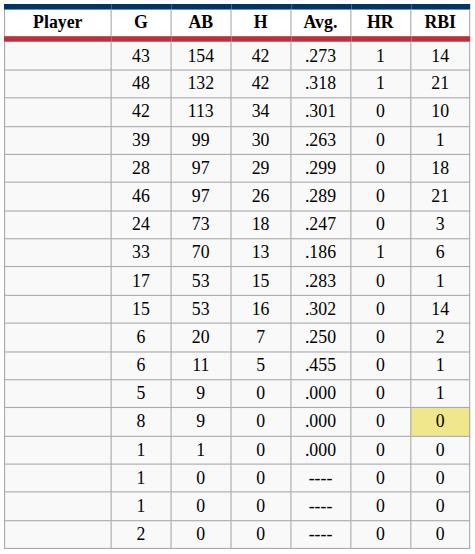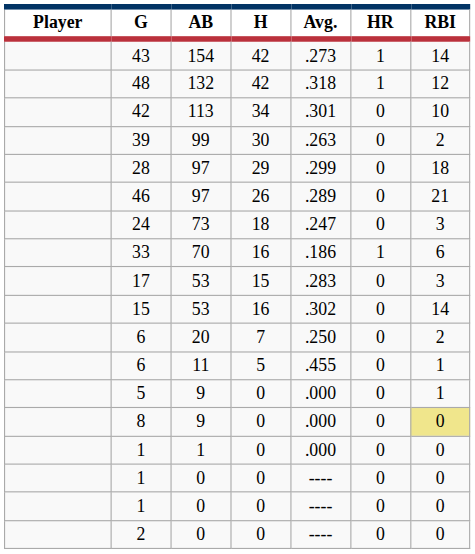(440, 83) 21 -> (440, 83) 12
(440, 140) 1 -> (440, 140) 2
(261, 252) 13 -> (261, 252) 16
(440, 280) 1 -> (440, 280) 3
